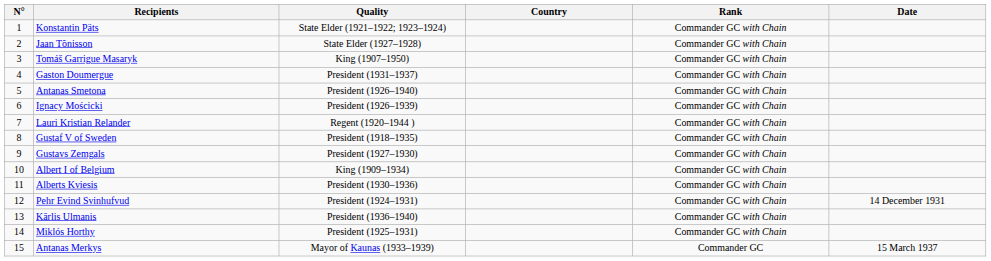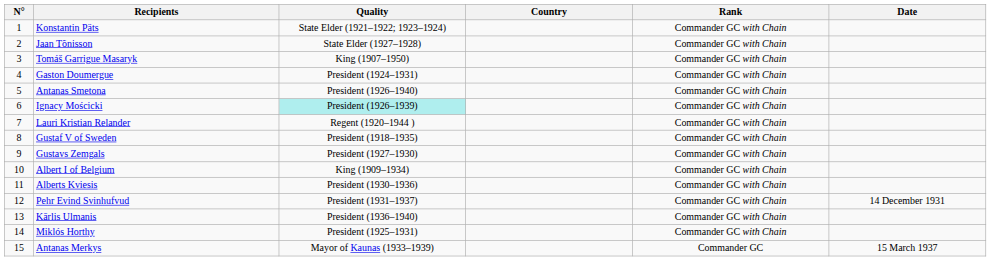(372, 75) President (1931–1937) -> (372, 75) President (1924–1931)
(372, 106) no background -> (372, 106) paleturquoise background
(372, 201) President (1924–1931) -> (372, 201) President (1931–1937)
